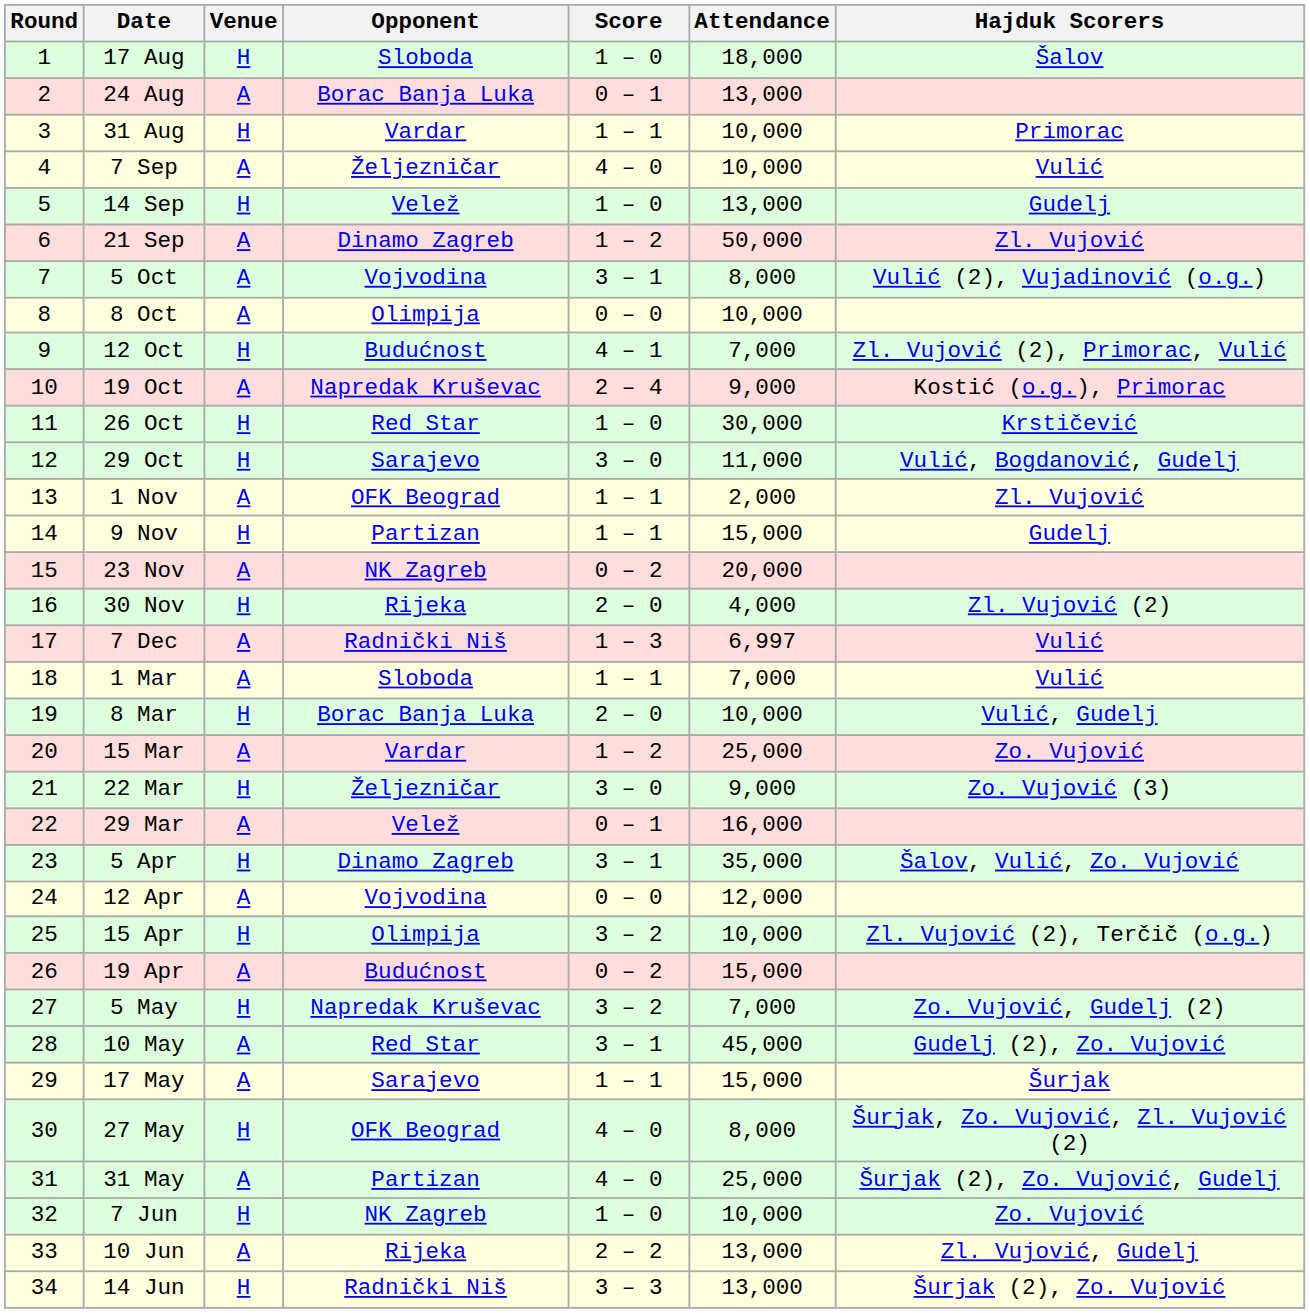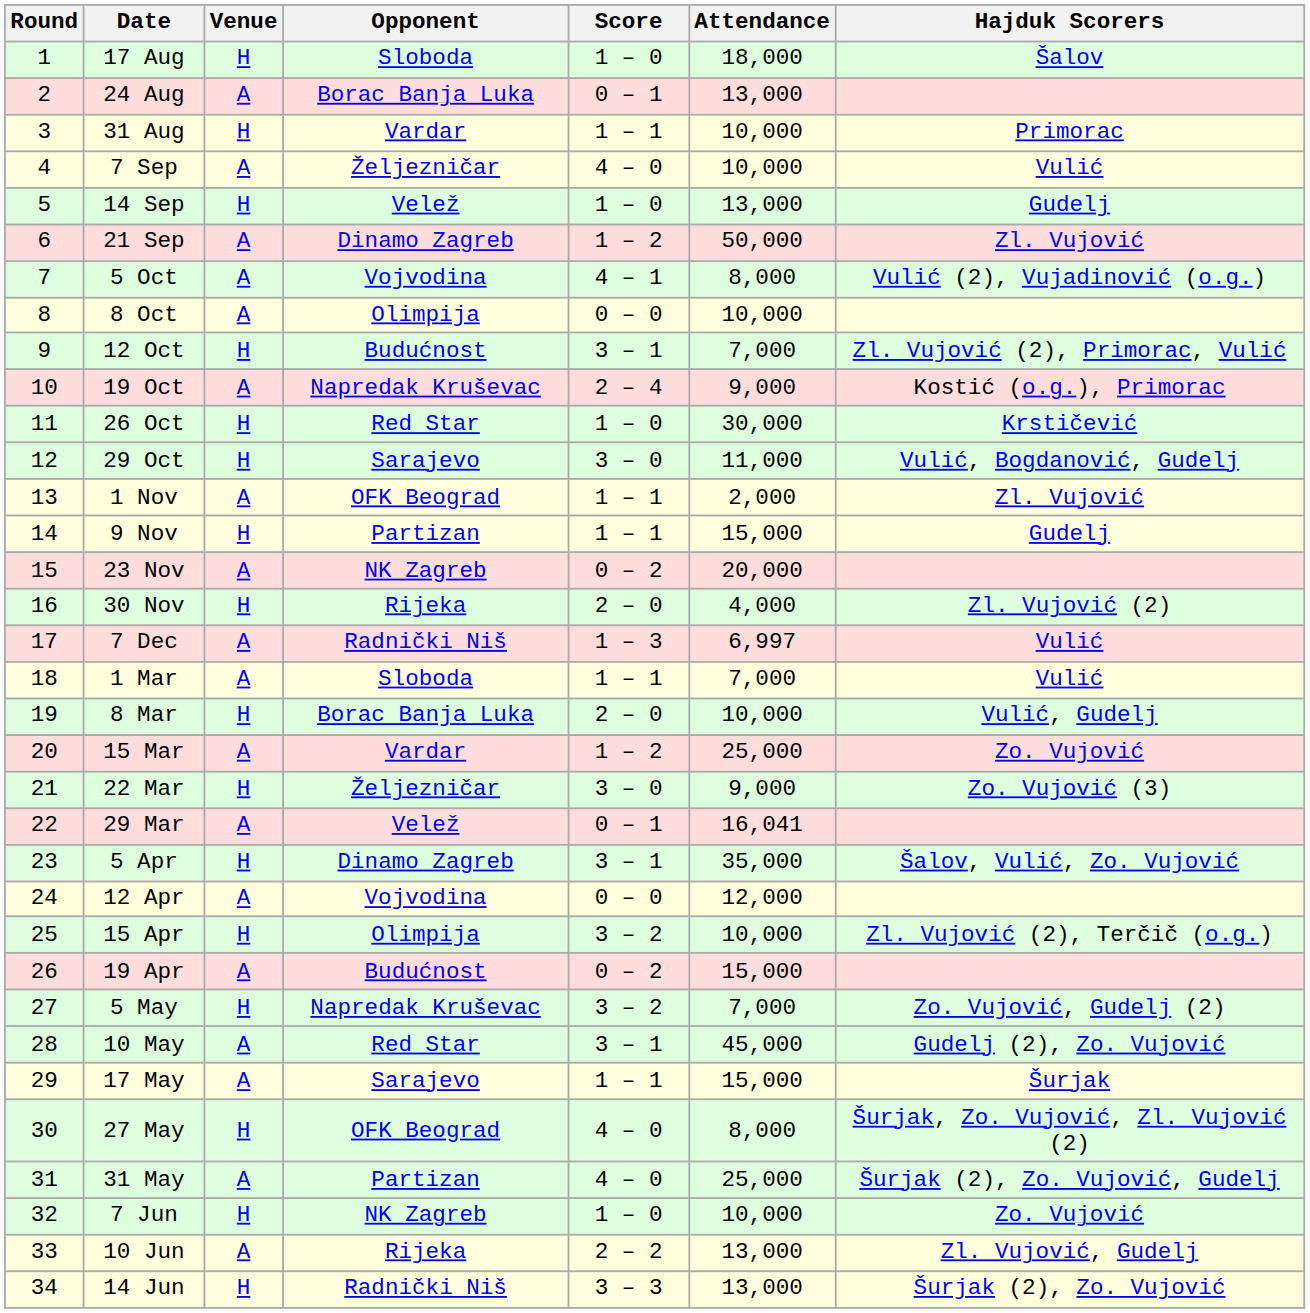(629, 279) 3 – 1 -> (629, 279) 4 – 1
(629, 352) 4 – 1 -> (629, 352) 3 – 1
(762, 826) 16,000 -> (762, 826) 16,041
